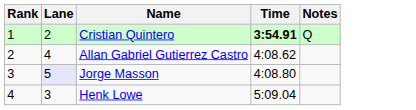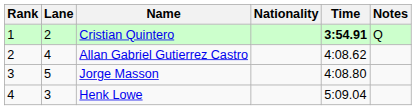+ column: (286, 14)
(48, 74) lavender background -> (48, 74) no background
